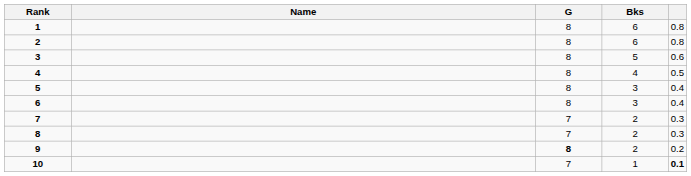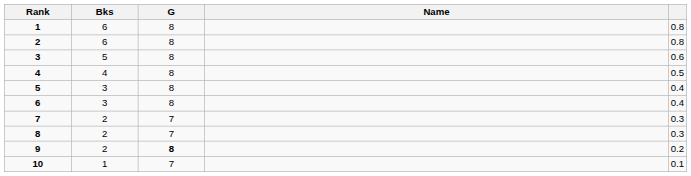columns swapped: (303, 12) <-> (635, 12)
(677, 164) bold -> (677, 164) normal
